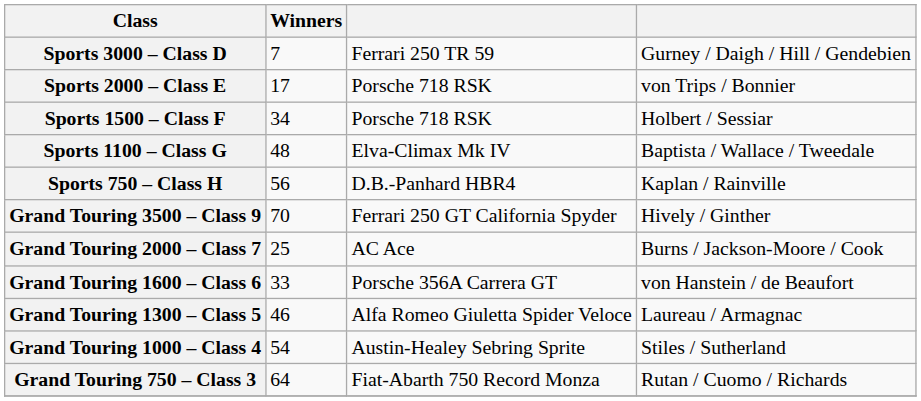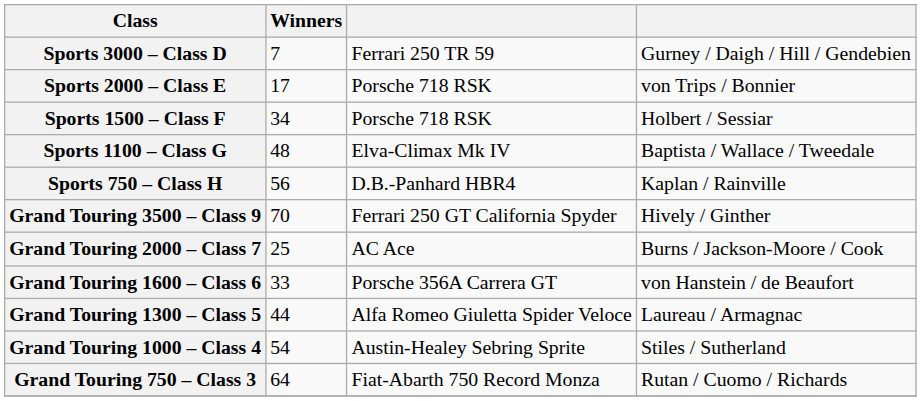(280, 314) 46 -> (280, 314) 44
